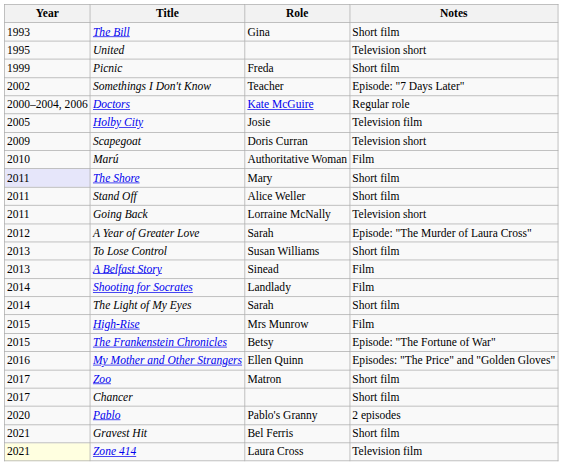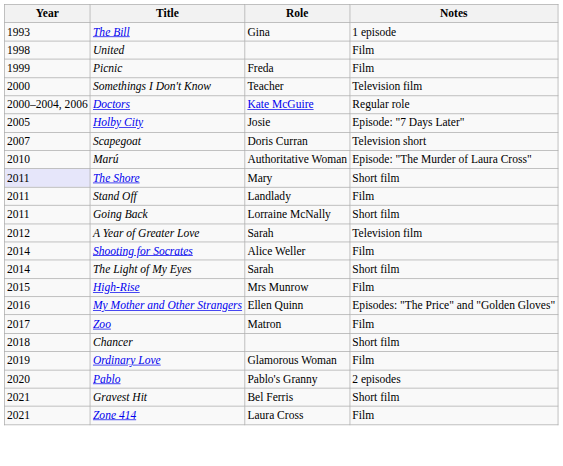(376, 31) Short film -> (374, 31) 1 episode
(19, 50) 1995 -> (19, 50) 1998
(389, 50) Television short -> (363, 50) Film
(376, 68) Short film -> (363, 68) Film
(19, 86) 2002 -> (19, 86) 2000
(408, 86) Episode: "7 Days Later" -> (387, 86) Television film
(387, 123) Television film -> (408, 123) Episode: "7 Days Later"
(19, 141) 2009 -> (19, 141) 2007
(363, 159) Film -> (442, 159) Episode: "The Murder of Laura Cross"
(276, 196) Alice Weller -> (269, 196) Landlady
(376, 196) Short film -> (363, 196) Film
(389, 214) Television short -> (376, 214) Short film
(442, 232) Episode: "The Murder of Laura Cross" -> (387, 232) Television film
- row: (130, 251)
- row: (127, 269)
(269, 287) Landlady -> (276, 251) Alice Weller
- row: (160, 342)
(376, 379) Short film -> (363, 324) Film
(19, 397) 2017 -> (19, 342) 2018
+ row: (127, 360)
(19, 452) lightyellow background -> (19, 415) no background
(387, 452) Television film -> (363, 415) Film
